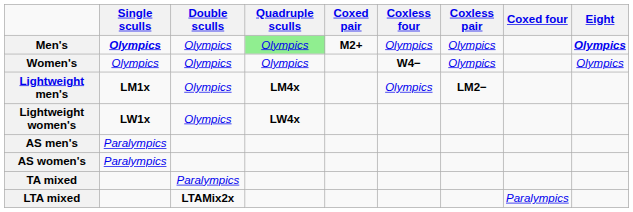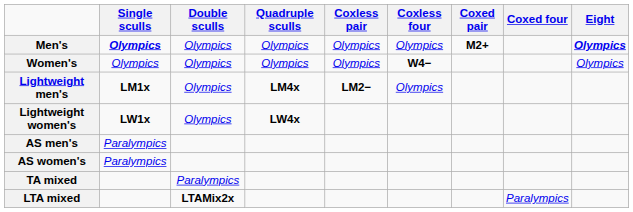columns swapped: (472, 20) <-> (351, 20)
(285, 44) lightgreen background -> (285, 44) no background
